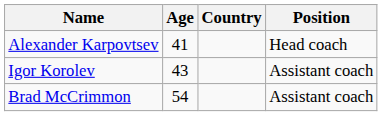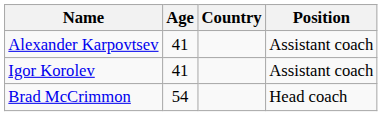(308, 44) Head coach -> (321, 44) Assistant coach
(180, 70) 43 -> (180, 70) 41
(321, 96) Assistant coach -> (308, 96) Head coach
